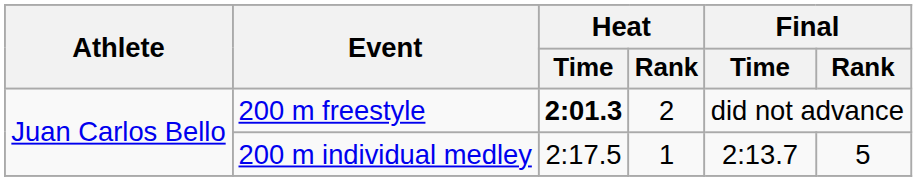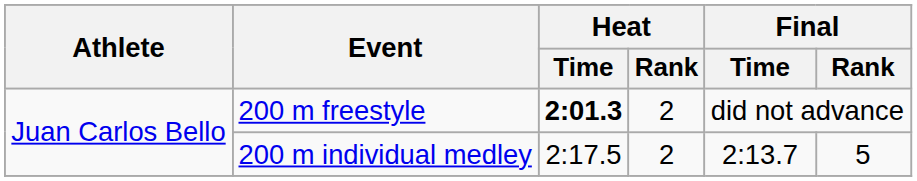(666, 154) 1 -> (666, 154) 2
